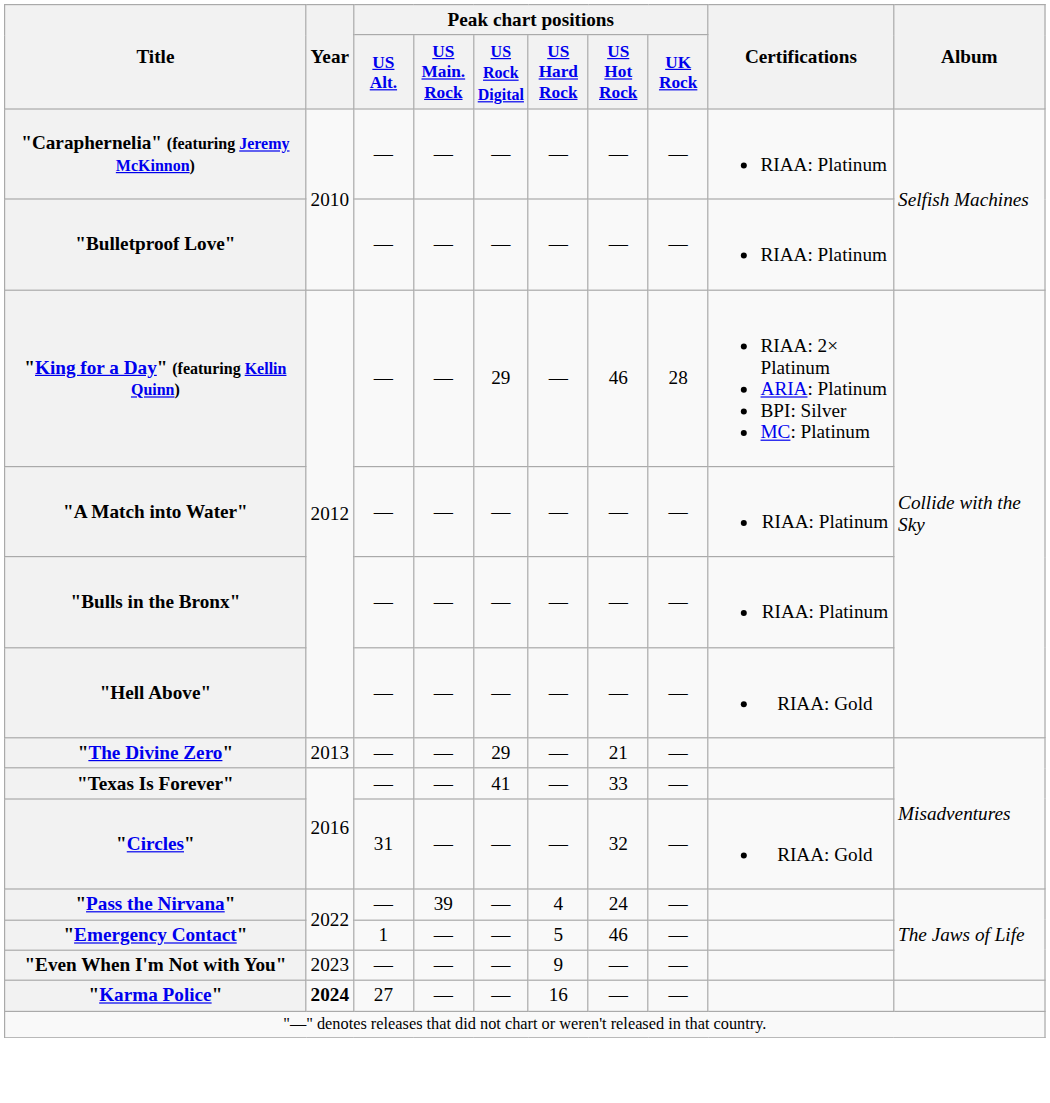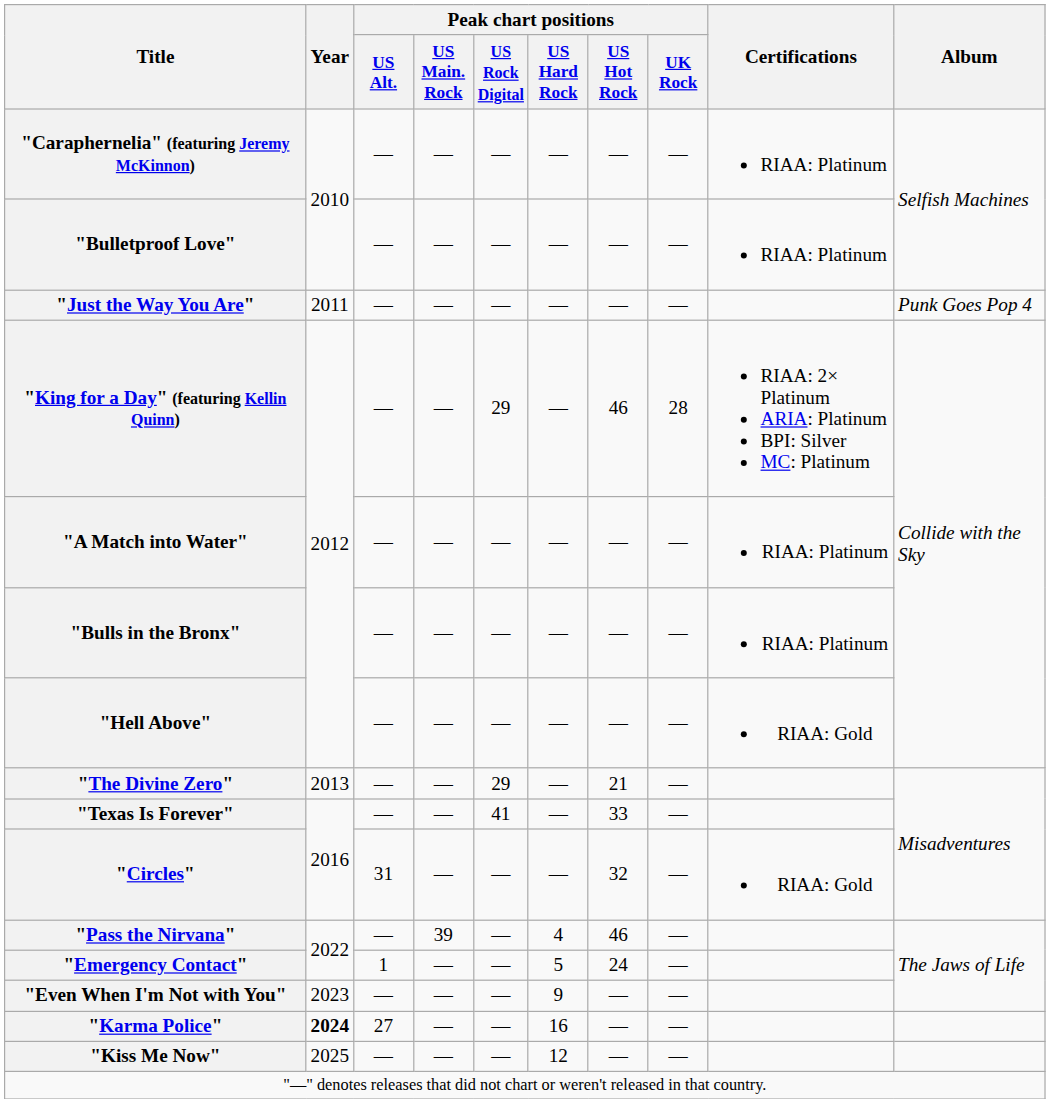+ row: (155, 304)
(618, 904) 24 -> (618, 934) 46
(618, 934) 46 -> (618, 965) 24
+ row: (155, 1056)
